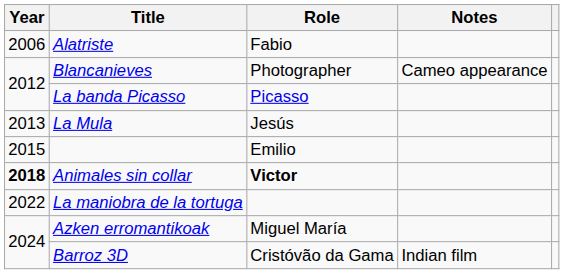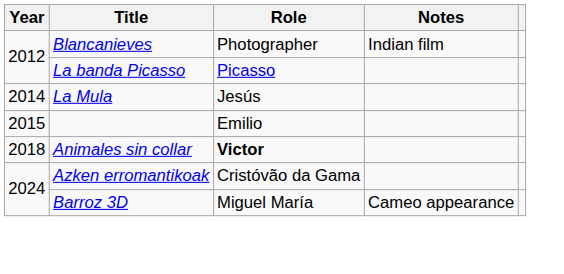- row: (83, 44)
(474, 70) Cameo appearance -> (406, 44) Indian film
(27, 123) 2013 -> (27, 96) 2014
(27, 176) bold -> (27, 149) normal
- row: (148, 202)
(298, 228) Miguel María -> (289, 176) Cristóvão da Gama
(322, 255) Cristóvão da Gama -> (265, 202) Miguel María
(439, 255) Indian film -> (441, 202) Cameo appearance
